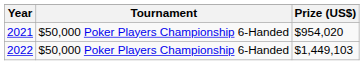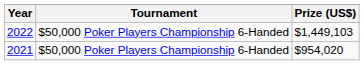rows swapped: (20, 32) <-> (20, 50)
